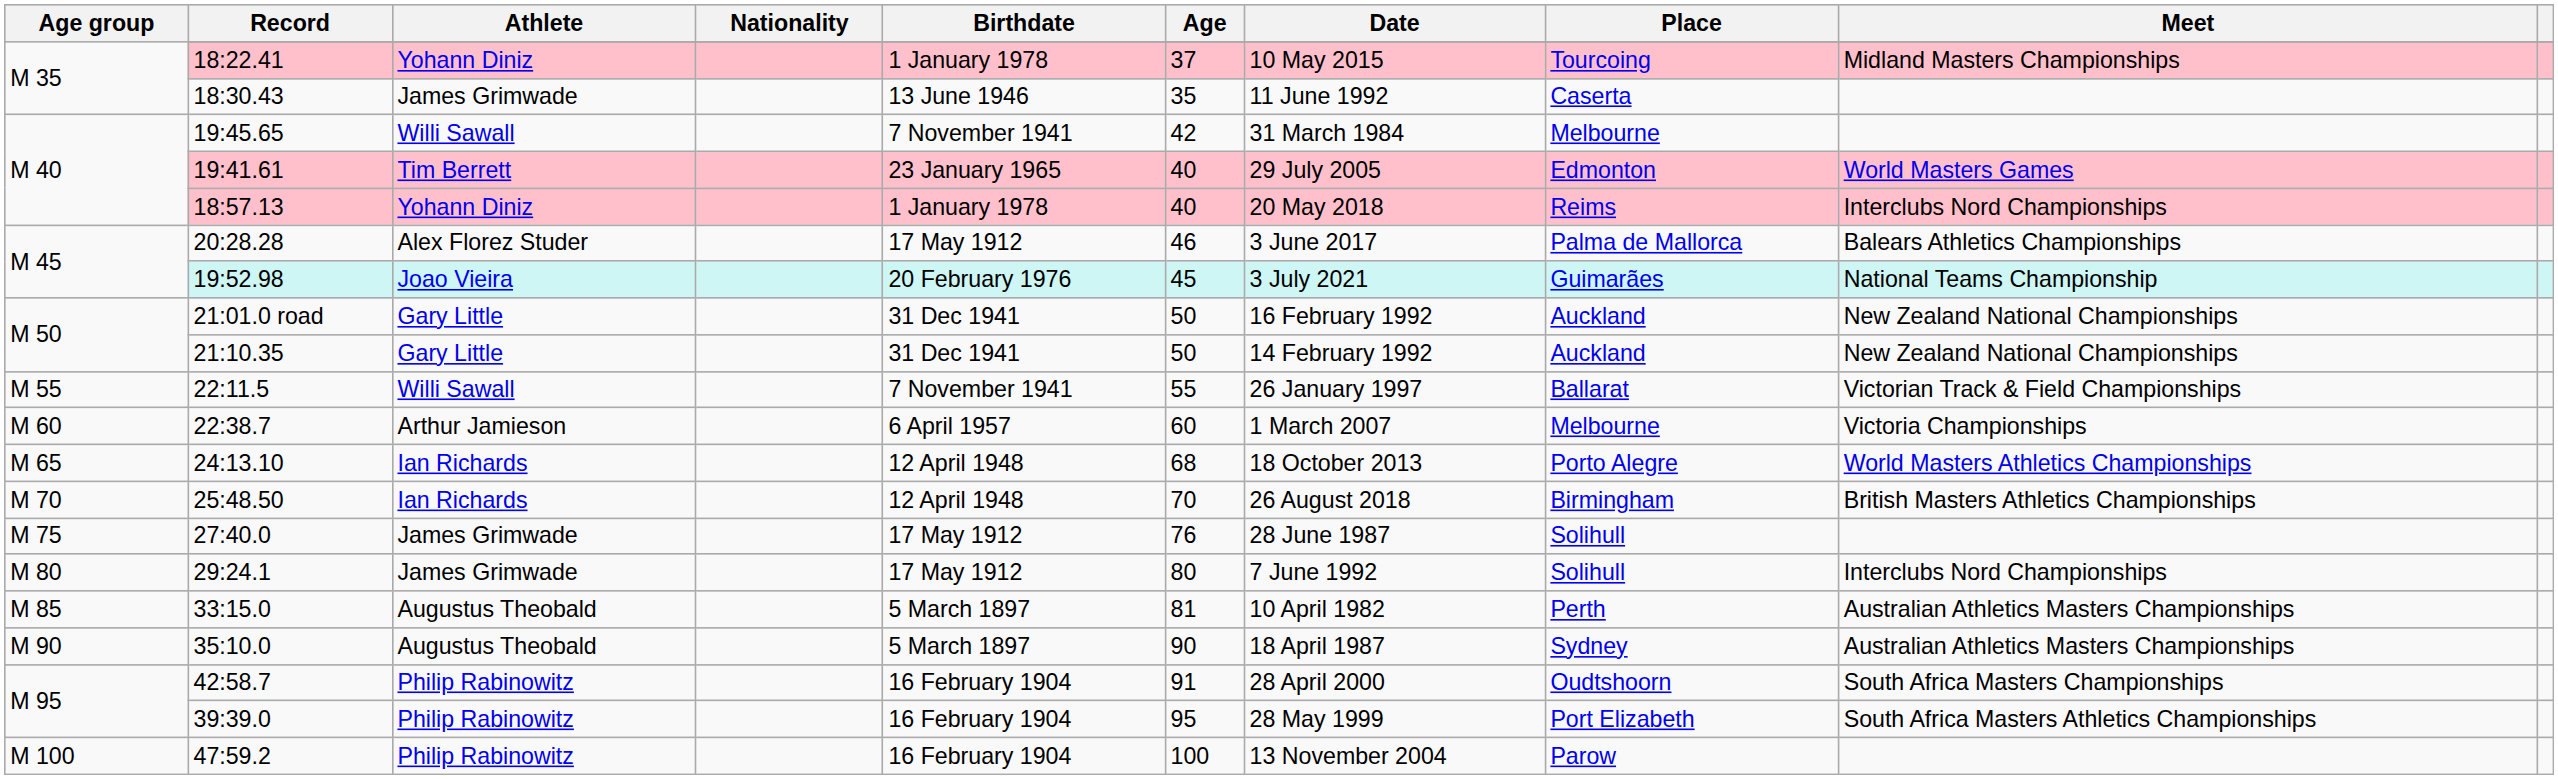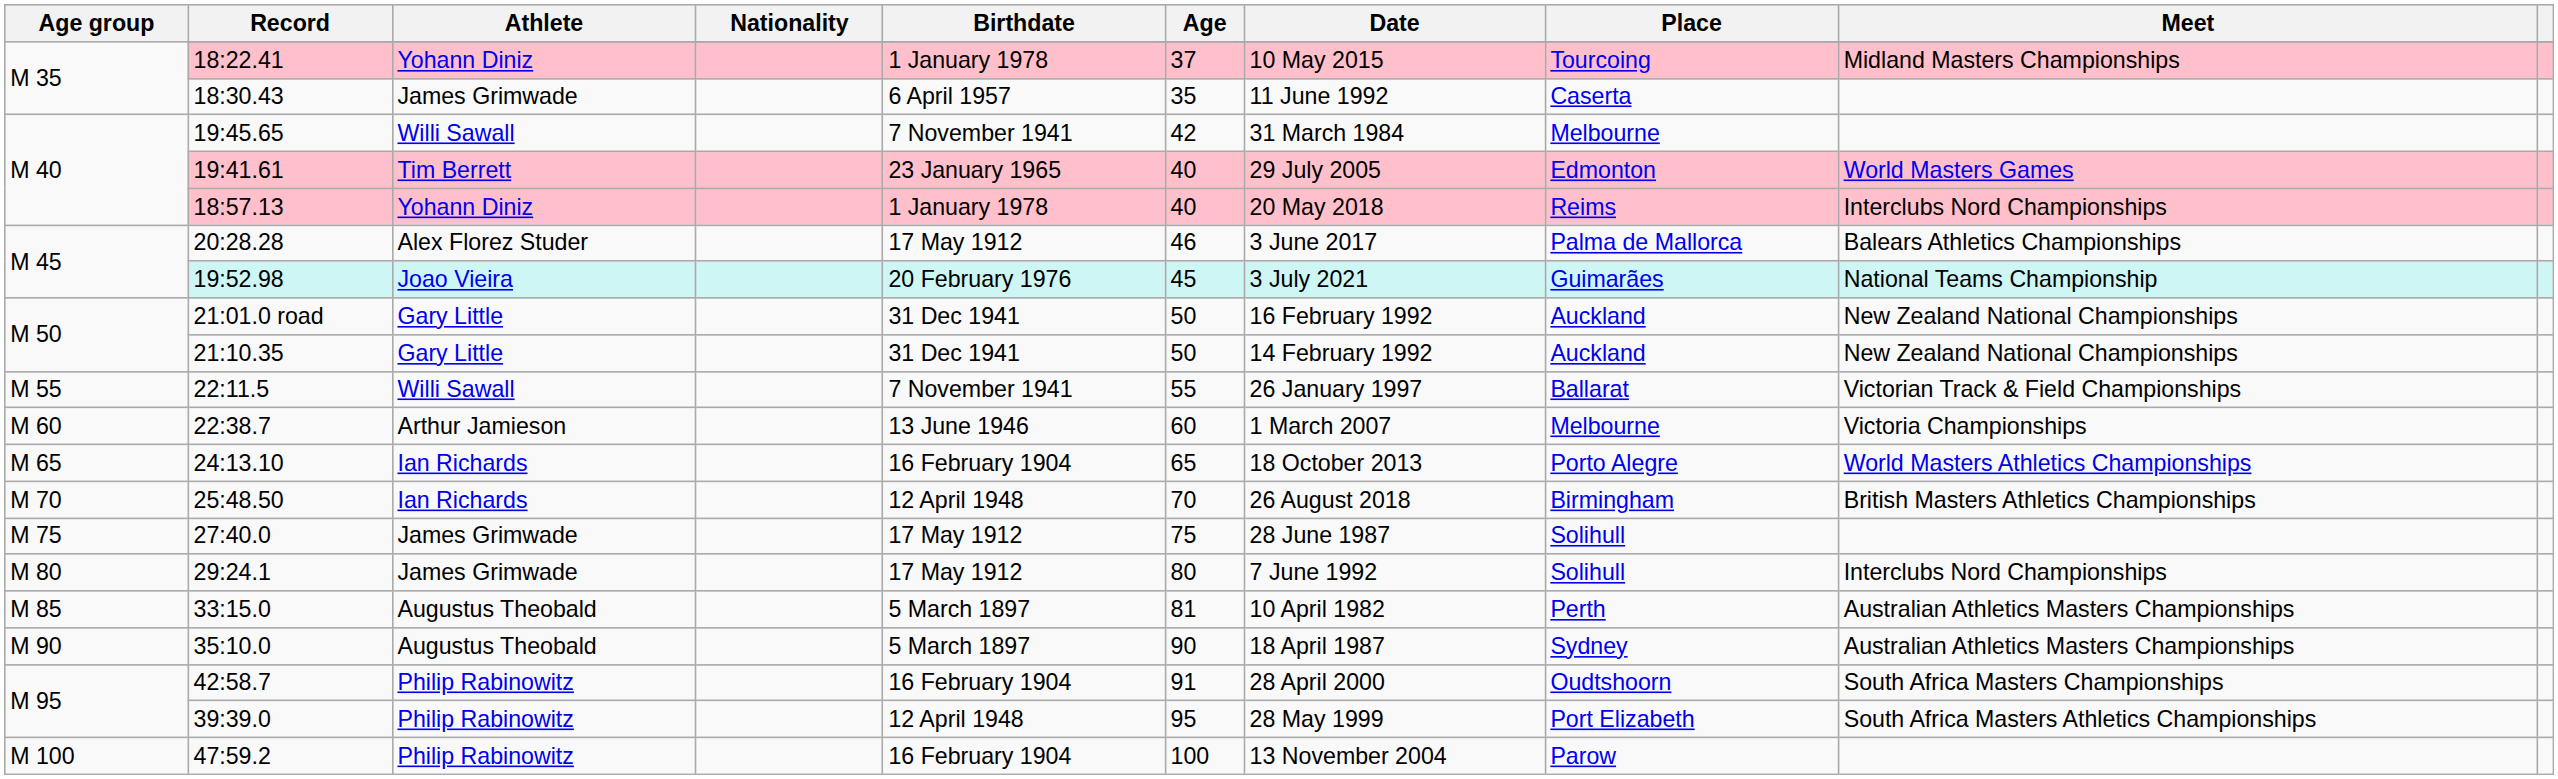(959, 97) 13 June 1946 -> (950, 97) 6 April 1957
(950, 426) 6 April 1957 -> (959, 426) 13 June 1946
(956, 463) 12 April 1948 -> (980, 463) 16 February 1904
(1183, 463) 68 -> (1183, 463) 65
(1183, 536) 76 -> (1183, 536) 75
(980, 719) 16 February 1904 -> (956, 719) 12 April 1948
